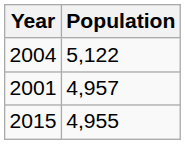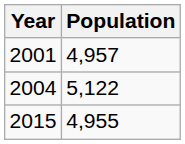rows swapped: (33, 88) <-> (33, 54)
